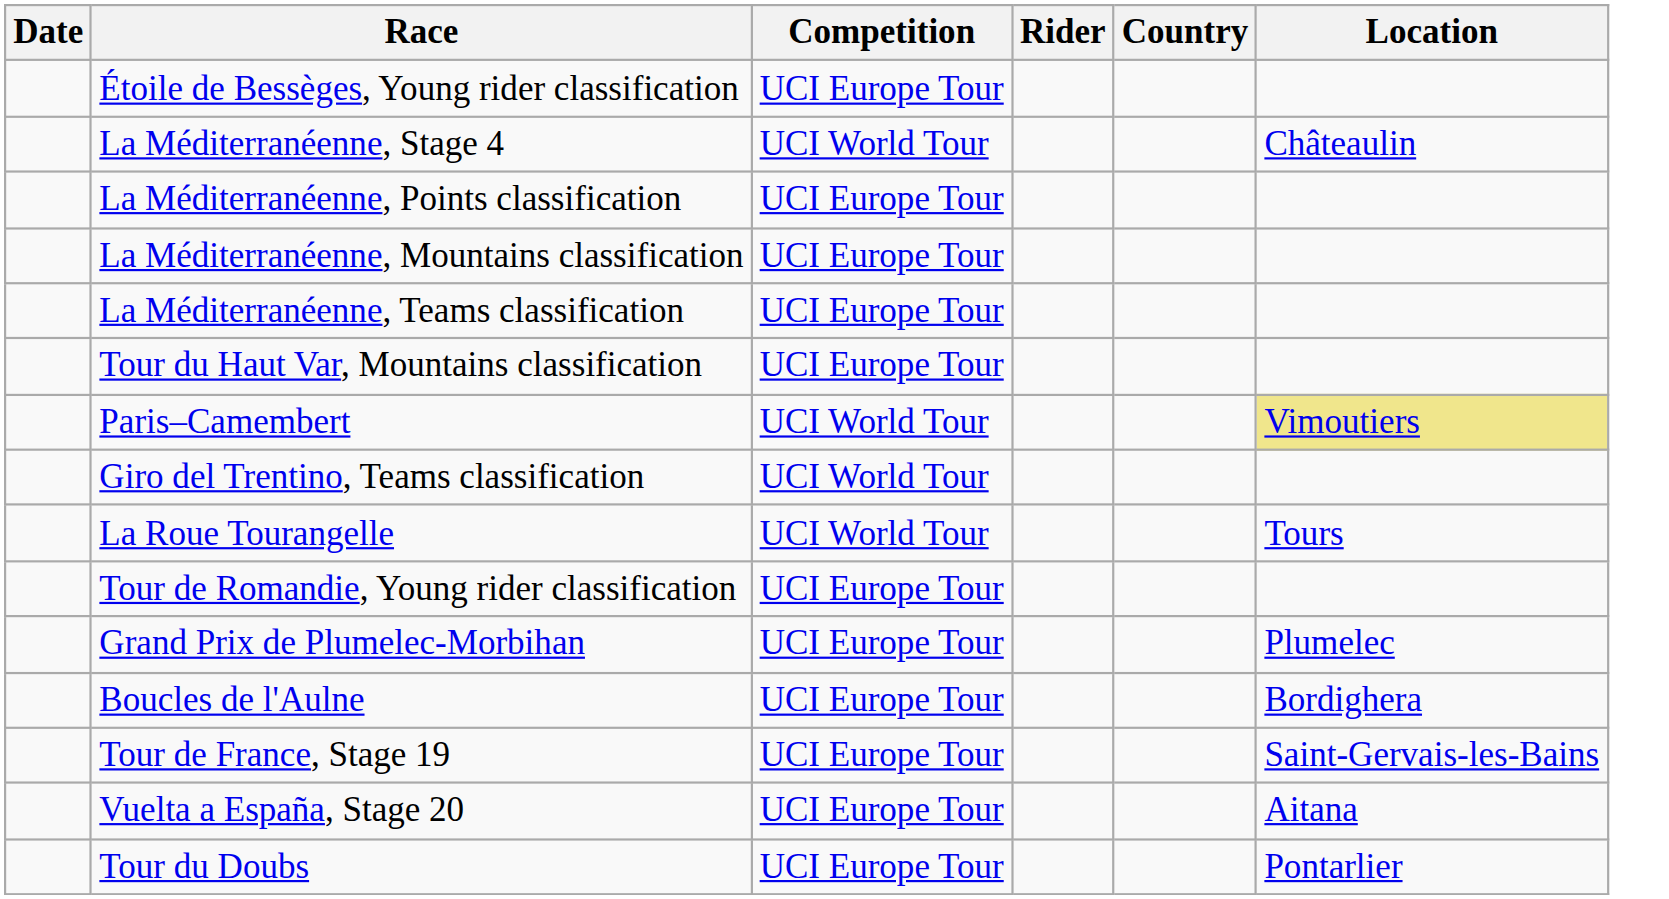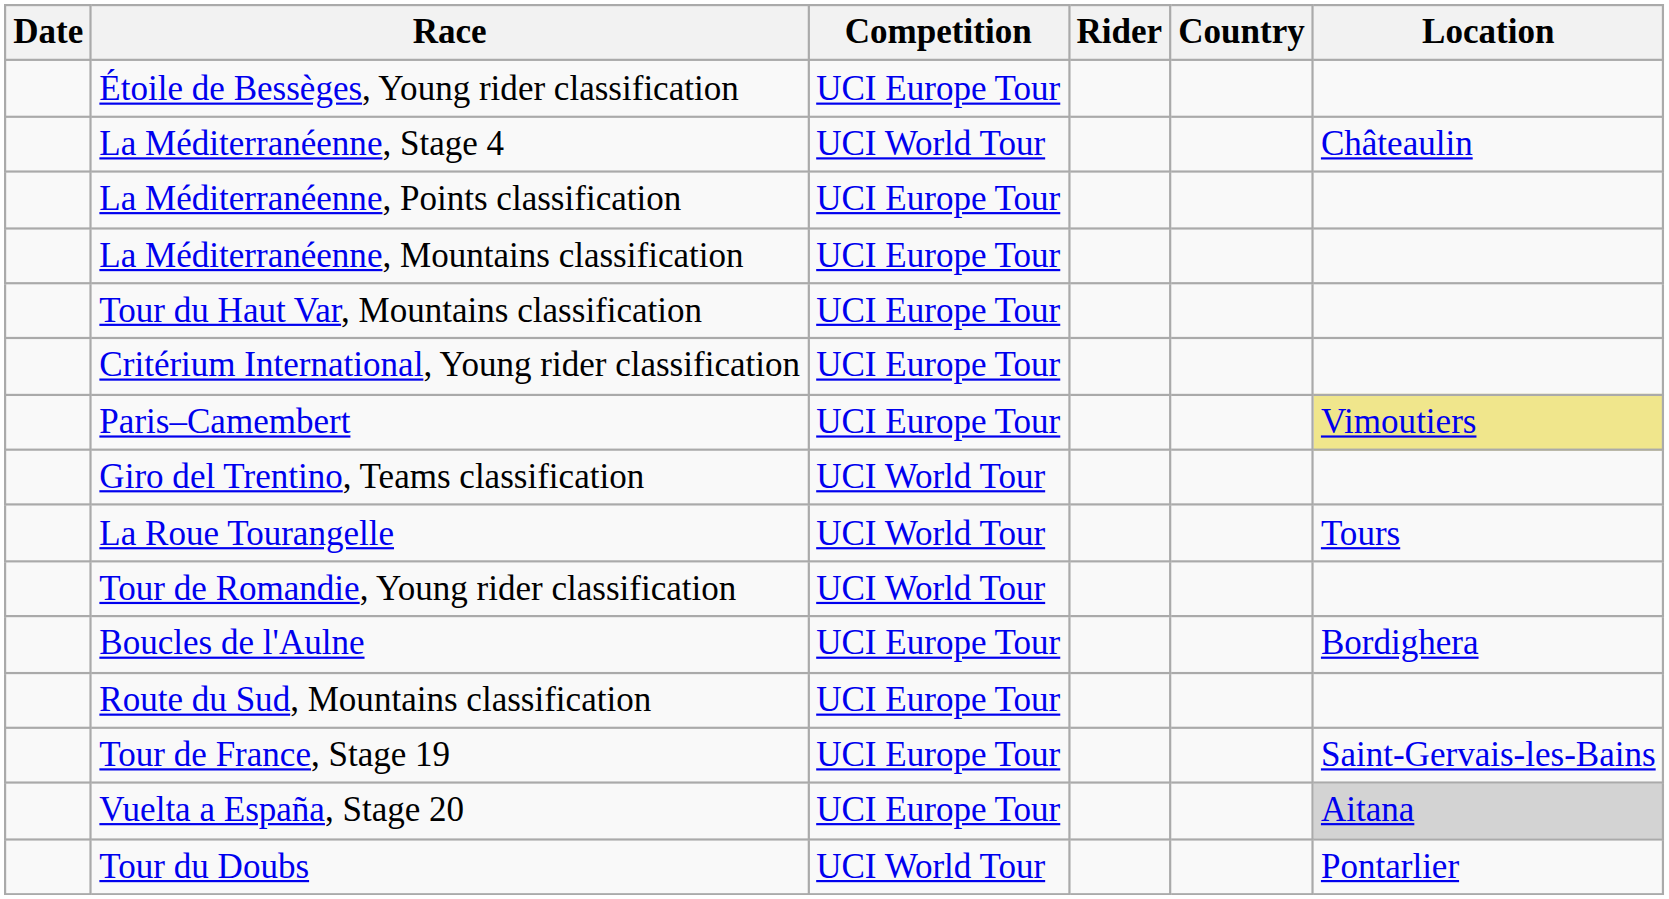- row: (392, 310)
+ row: (450, 365)
(874, 421) UCI World Tour -> (938, 421) UCI Europe Tour
(882, 587) UCI Europe Tour -> (931, 587) UCI World Tour
- row: (342, 643)
+ row: (375, 699)
(1311, 810) no background -> (1368, 810) lightgrey background
(882, 865) UCI Europe Tour -> (931, 865) UCI World Tour
